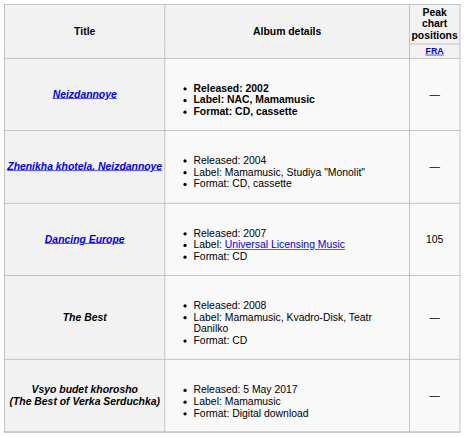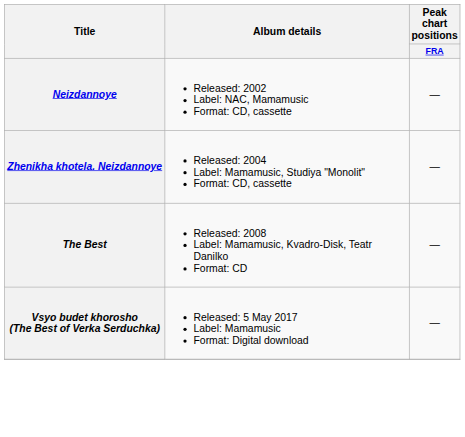(287, 100) bold -> (287, 100) normal
- row: (85, 239)
